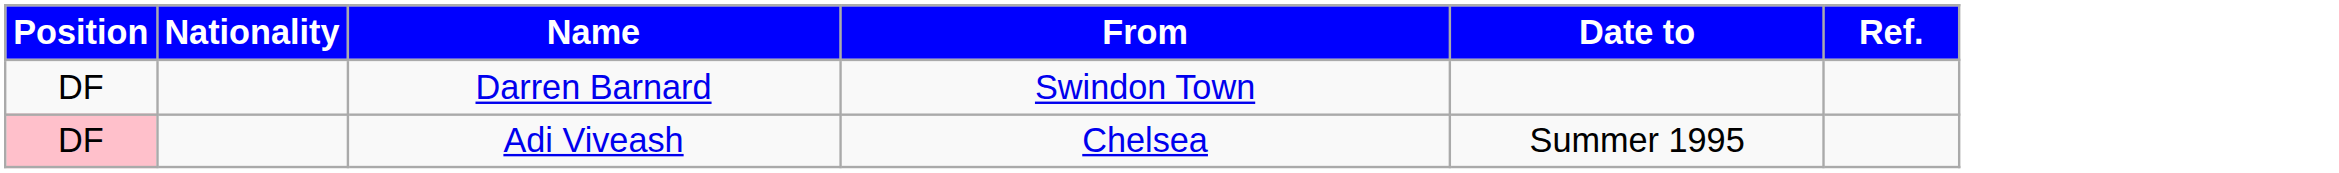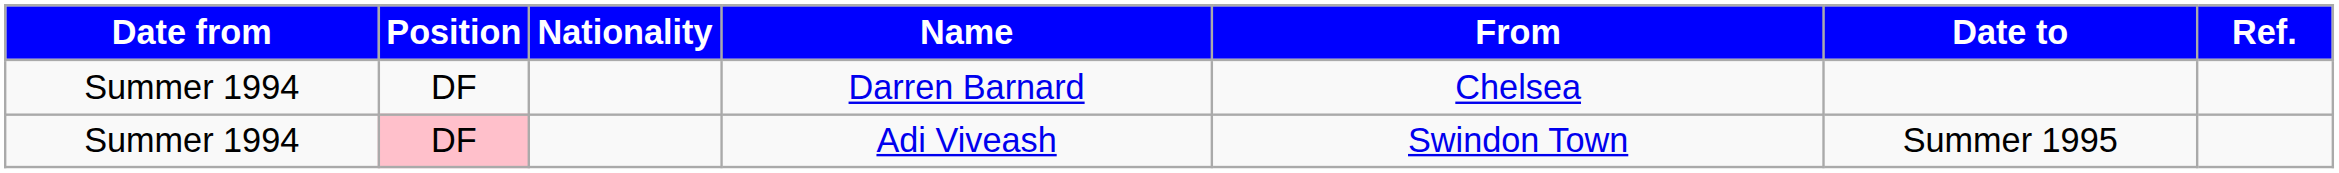+ column: (192, 33)
(1145, 87) Swindon Town -> (1518, 87) Chelsea
(1145, 141) Chelsea -> (1518, 141) Swindon Town
